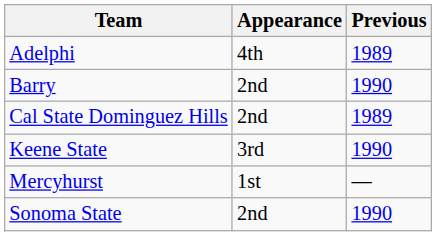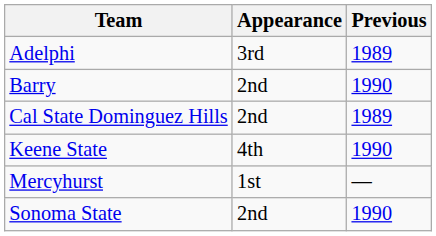(250, 52) 4th -> (251, 52) 3rd
(251, 149) 3rd -> (250, 149) 4th
